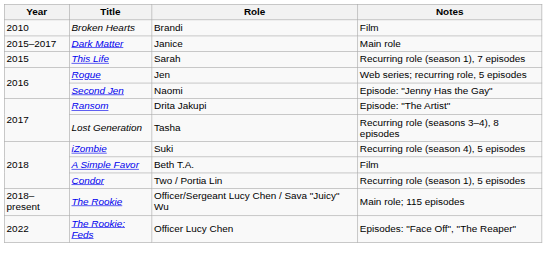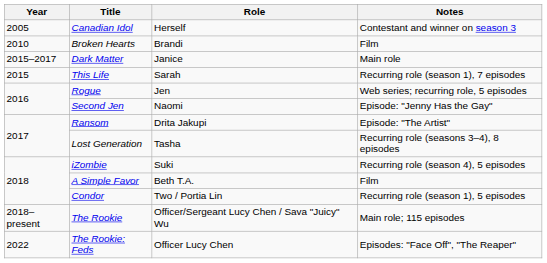+ row: (102, 28)
